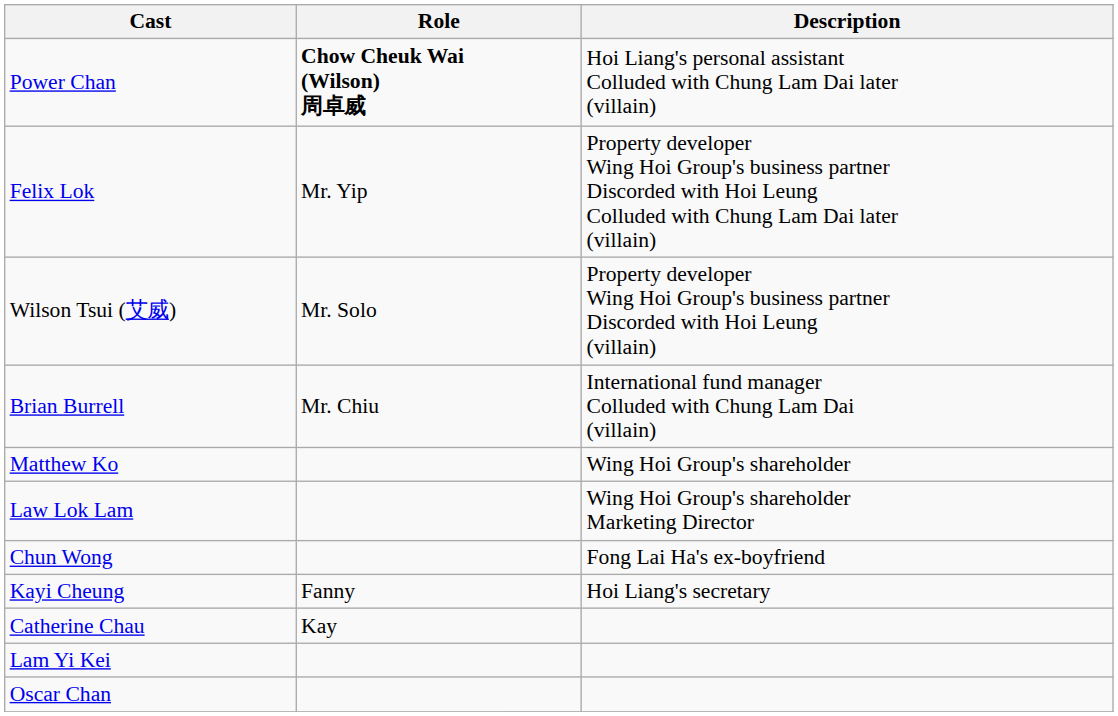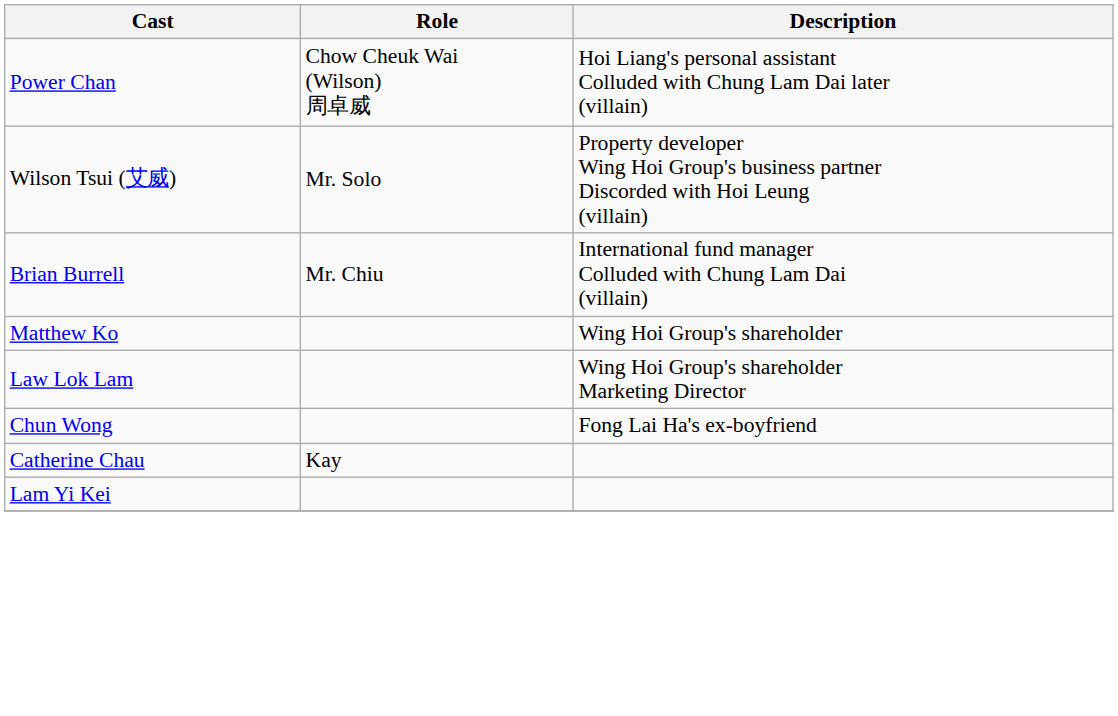(382, 80) bold -> (382, 80) normal
- row: (52, 191)
- row: (67, 591)
- row: (60, 694)
